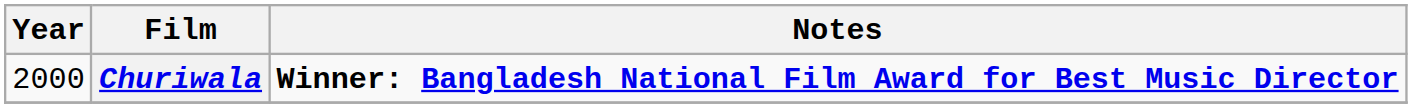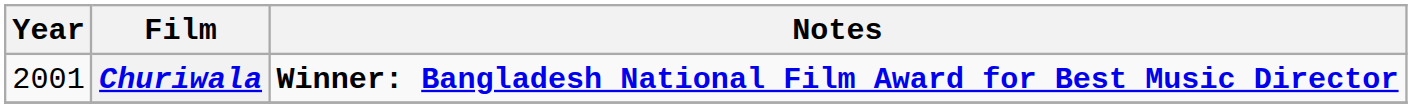(49, 79) 2000 -> (49, 79) 2001
